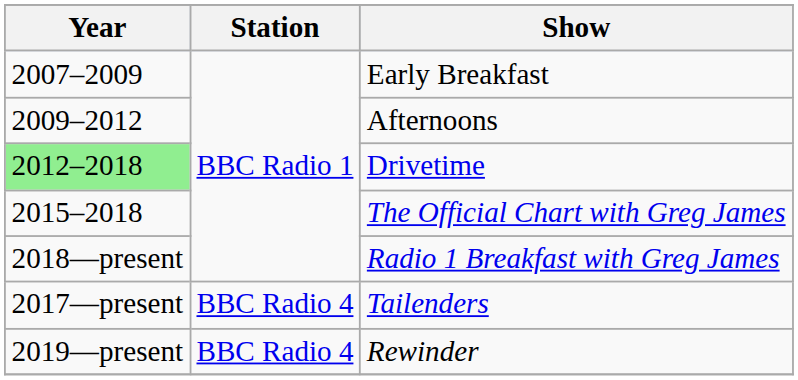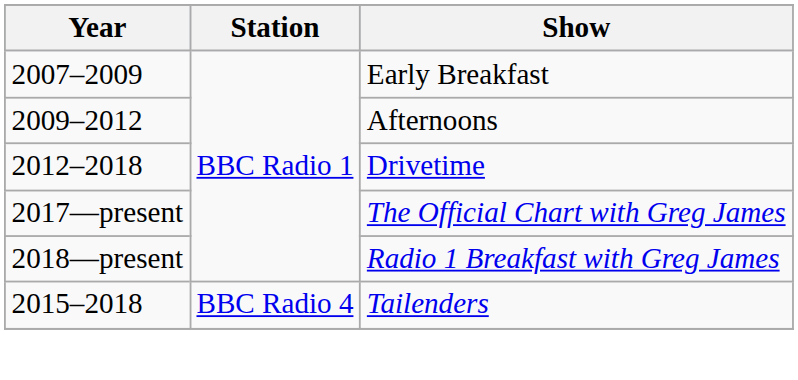(77, 166) lightgreen background -> (77, 166) no background
(77, 212) 2015–2018 -> (97, 212) 2017—present
(97, 304) 2017—present -> (77, 304) 2015–2018
- row: (423, 350)
